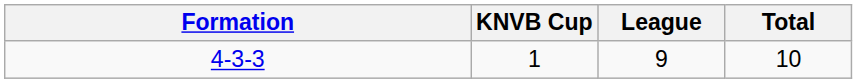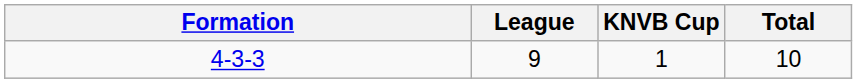columns swapped: (661, 22) <-> (534, 22)
